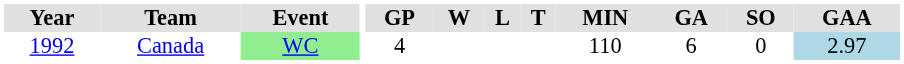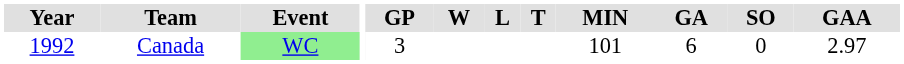(399, 45) 4 -> (399, 45) 3
(605, 45) 110 -> (605, 45) 101
(847, 45) lightblue background -> (847, 45) no background
